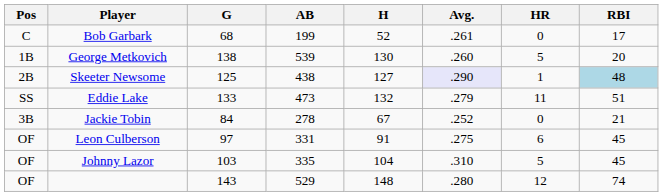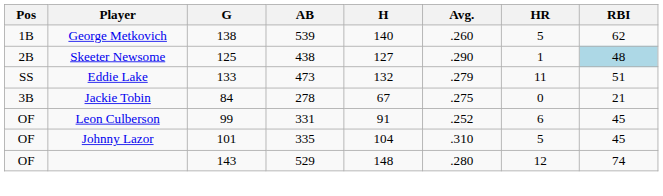- row: (118, 35)
(383, 56) 130 -> (383, 35) 140
(619, 56) 20 -> (619, 35) 62
(462, 77) lavender background -> (462, 56) no background
(462, 118) .252 -> (462, 98) .275
(227, 139) 97 -> (227, 118) 99
(462, 139) .275 -> (462, 118) .252
(227, 160) 103 -> (227, 139) 101
